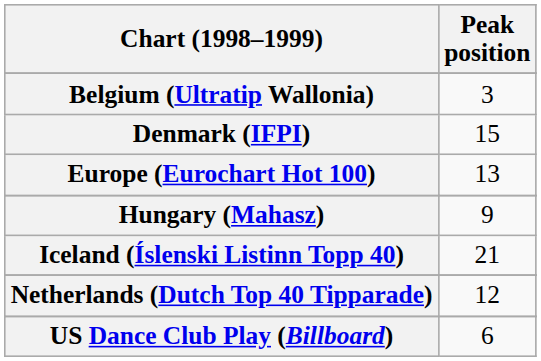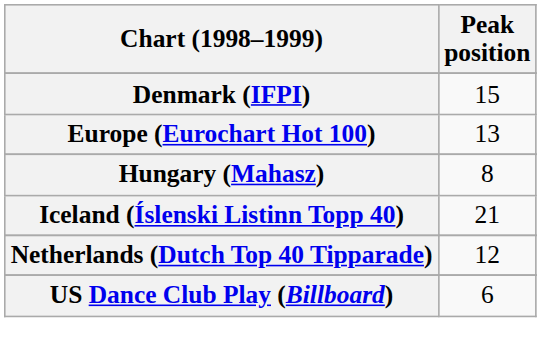- row: (222, 93)
(487, 214) 9 -> (487, 174) 8
